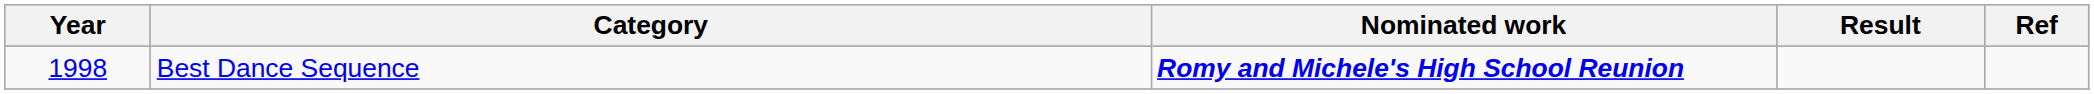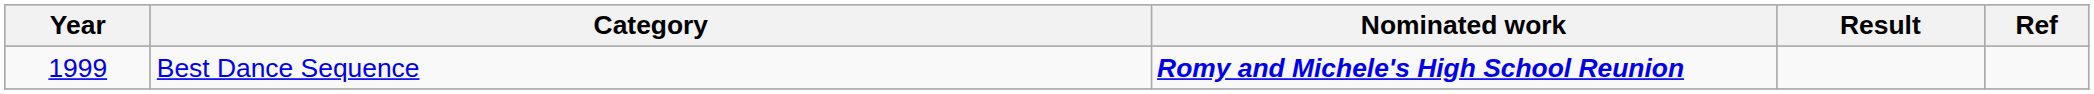(78, 67) 1998 -> (78, 67) 1999
